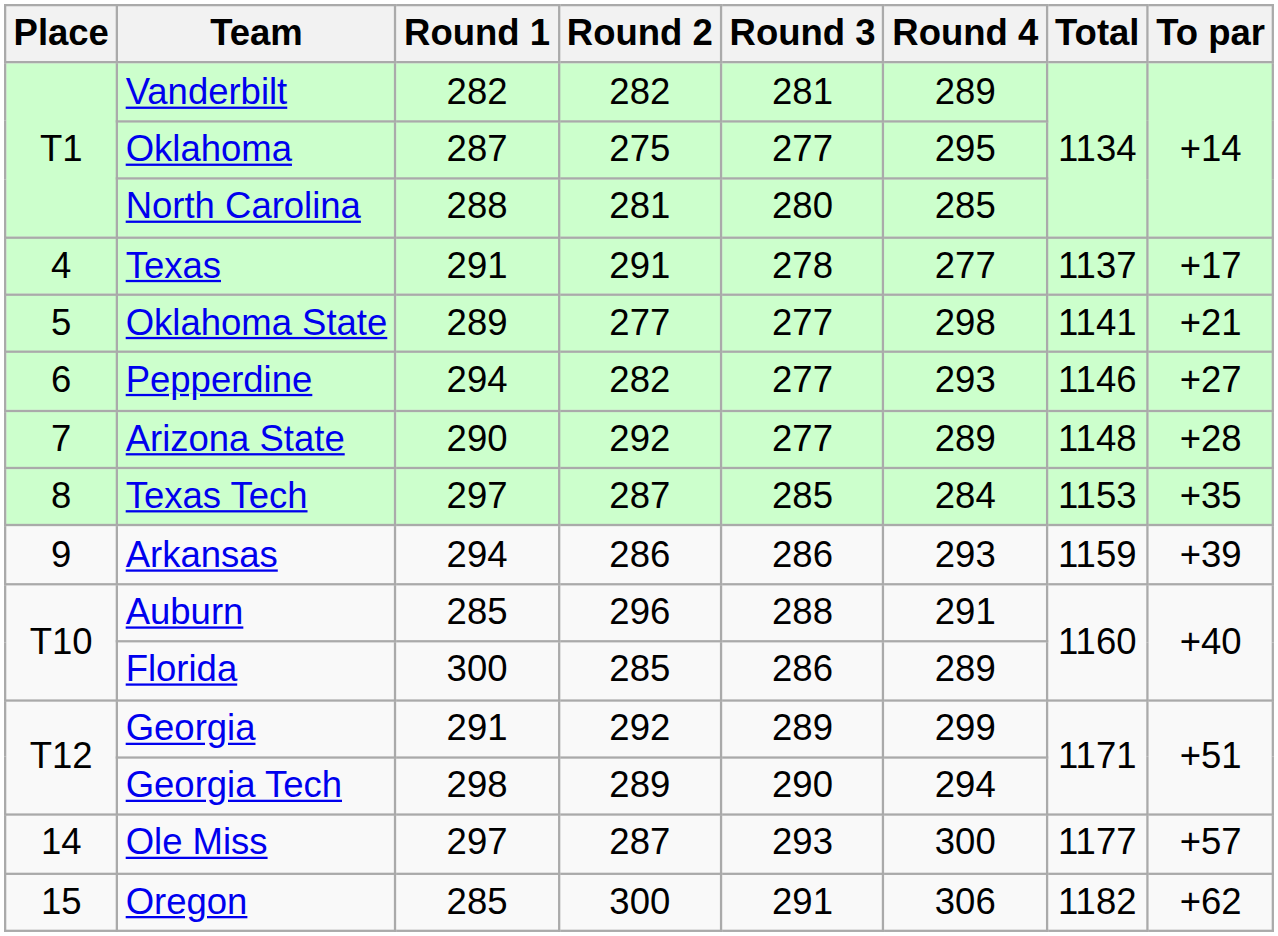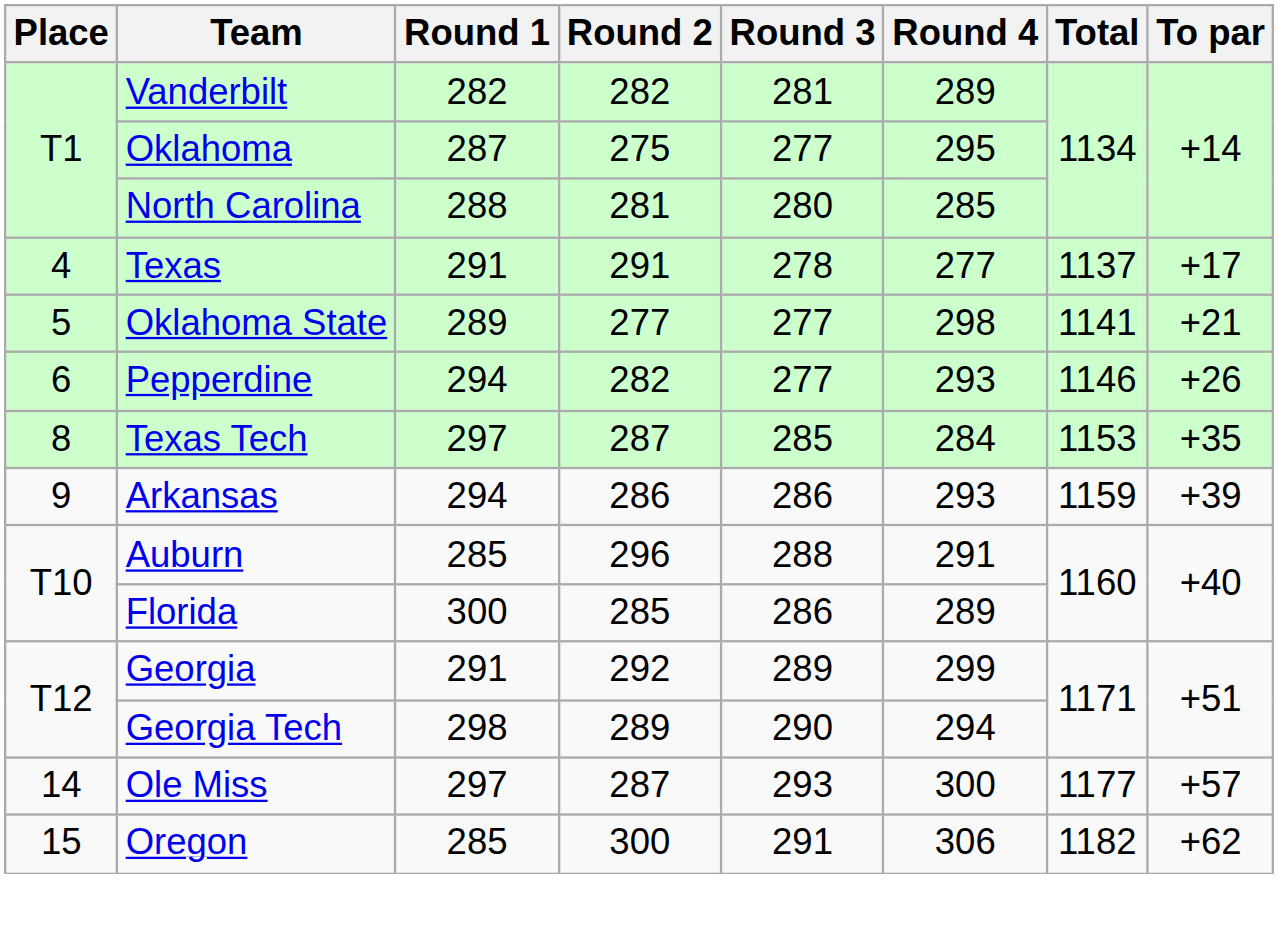(1211, 380) +27 -> (1211, 380) +26
- row: (235, 438)
